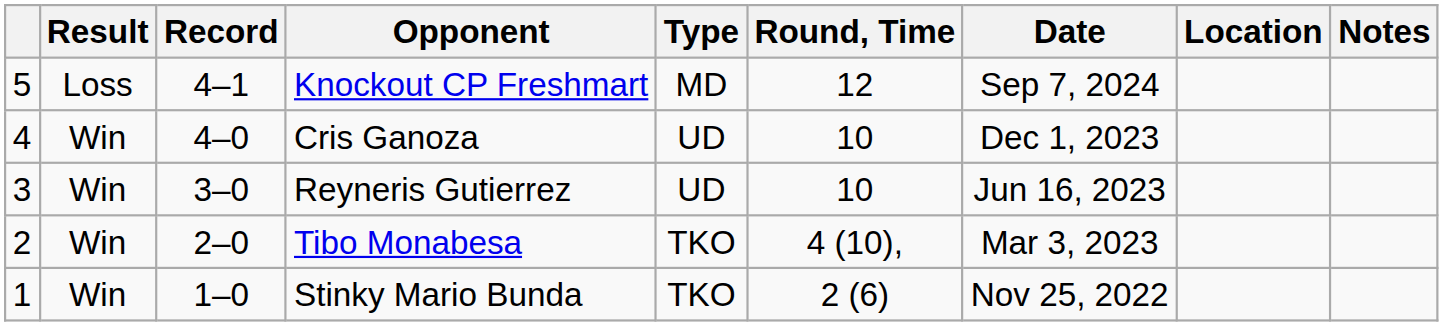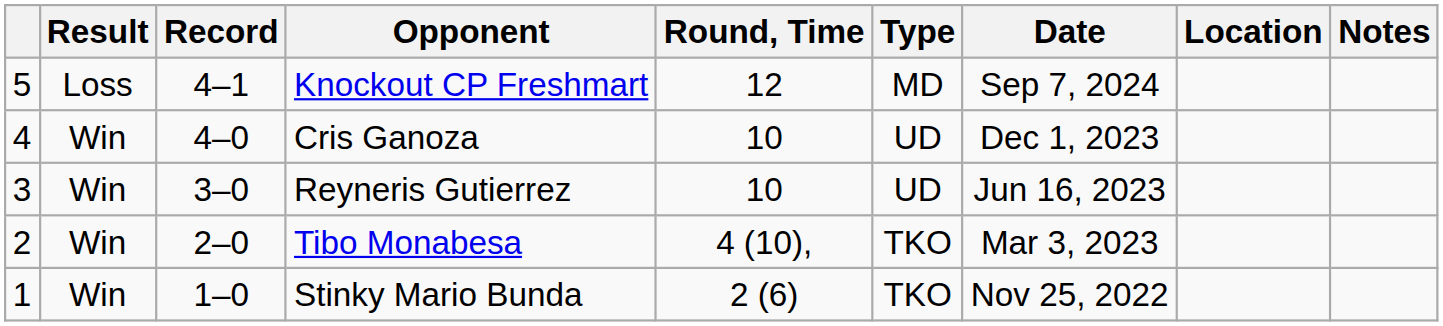columns swapped: (701, 32) <-> (855, 32)
